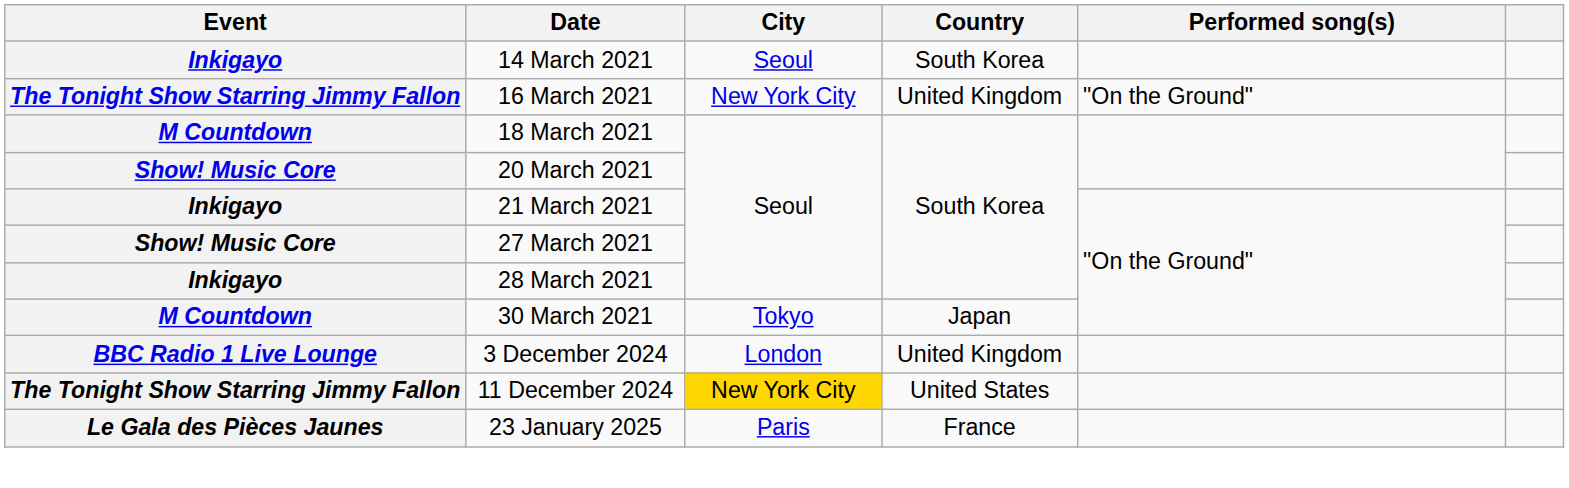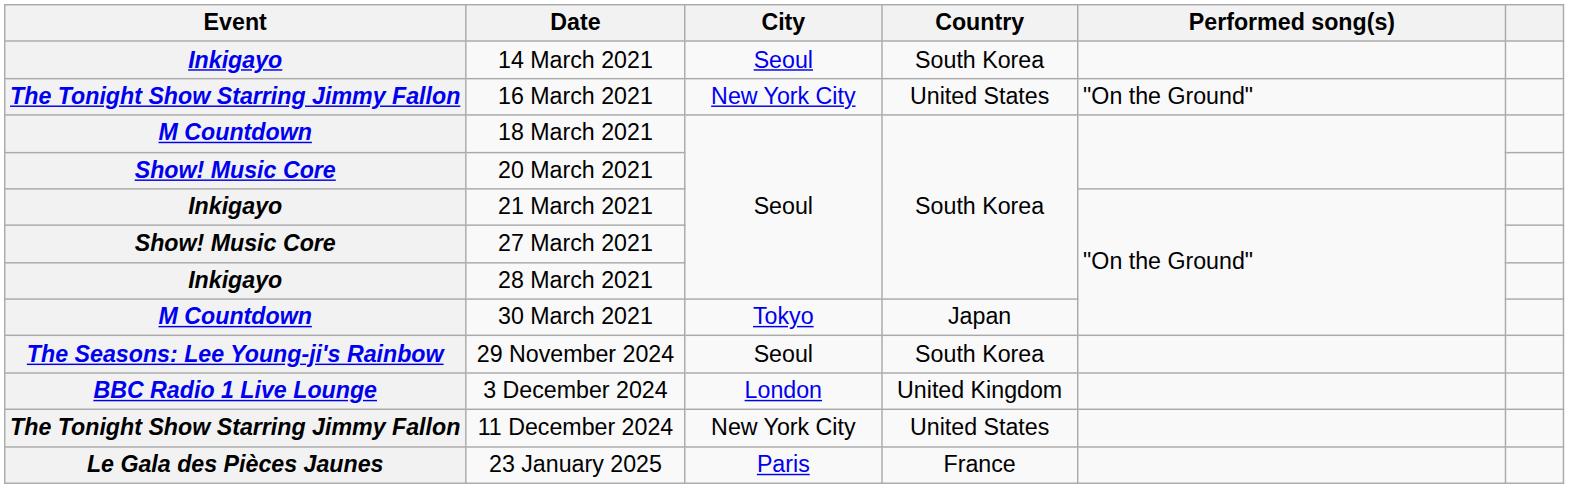(980, 96) United Kingdom -> (980, 96) United States
+ row: (575, 354)
(783, 390) gold background -> (783, 427) no background
